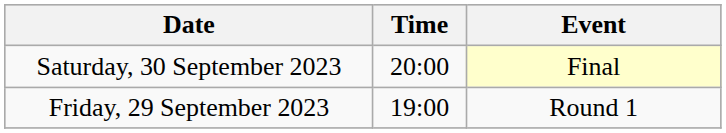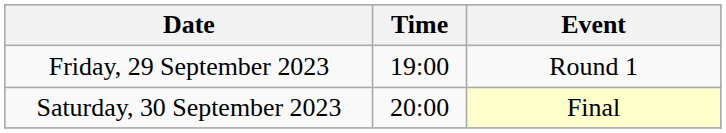rows swapped: (189, 107) <-> (189, 66)
